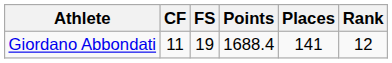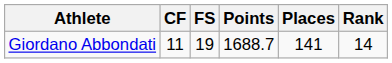(249, 45) 1688.4 -> (249, 45) 1688.7
(363, 45) 12 -> (363, 45) 14
